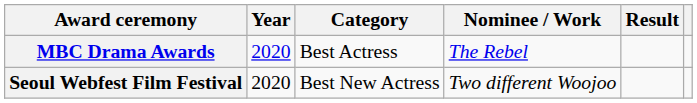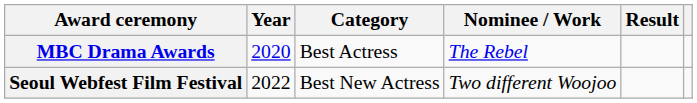(271, 82) 2020 -> (271, 82) 2022
